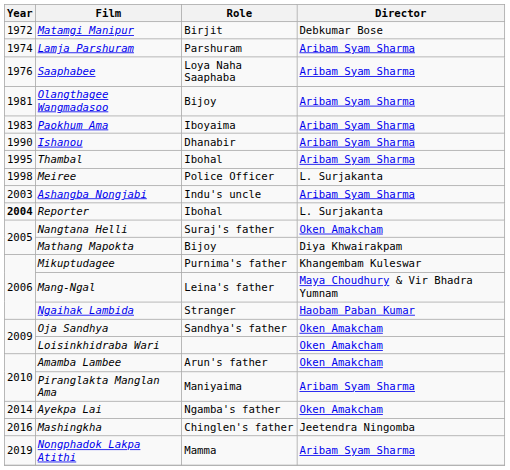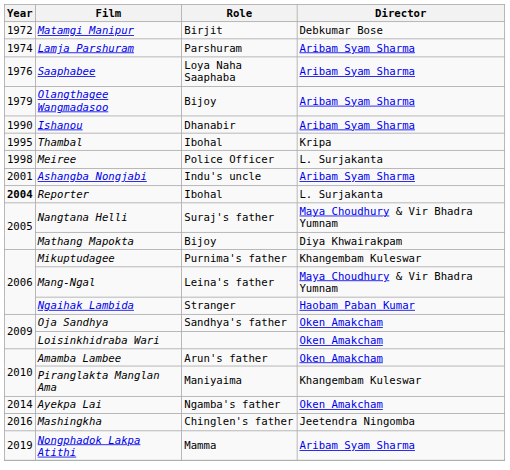(20, 101) 1981 -> (20, 101) 1979
- row: (73, 125)
(357, 159) Aribam Syam Sharma -> (315, 142) Kripa
(20, 194) 2003 -> (20, 177) 2001
(341, 229) Oken Amakcham -> (386, 218) Maya Choudhury & Vir Bhadra Yumnam
(357, 386) Aribam Syam Sharma -> (360, 381) Khangembam Kuleswar
